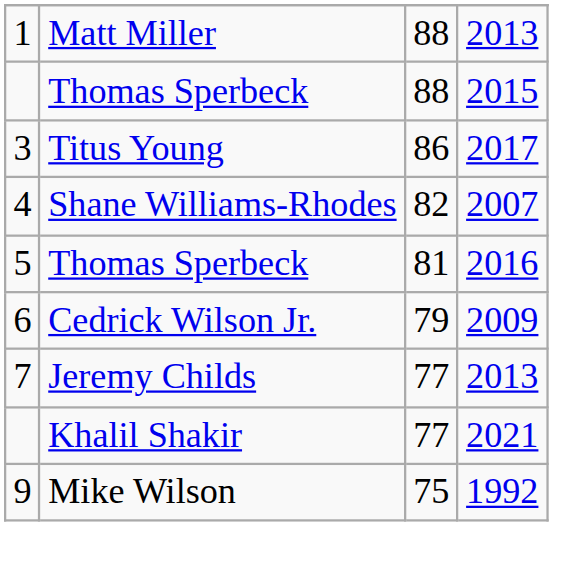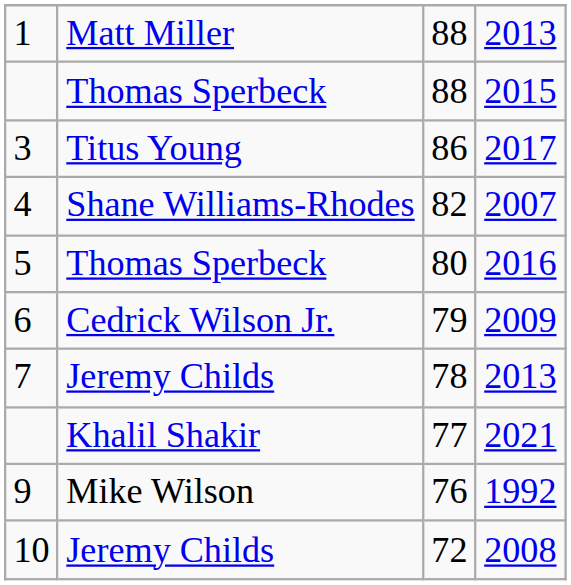(431, 262) 81 -> (449, 262) 80
(431, 377) 77 -> (449, 377) 78
(431, 491) 75 -> (449, 491) 76
+ row: (32, 549)
